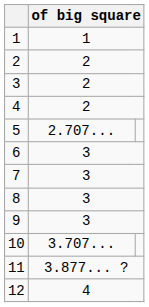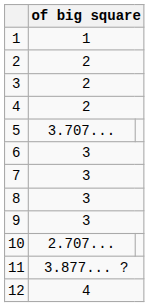(81, 130) 2.707... -> (81, 130) 3.707...
(81, 245) 3.707... -> (81, 245) 2.707...
